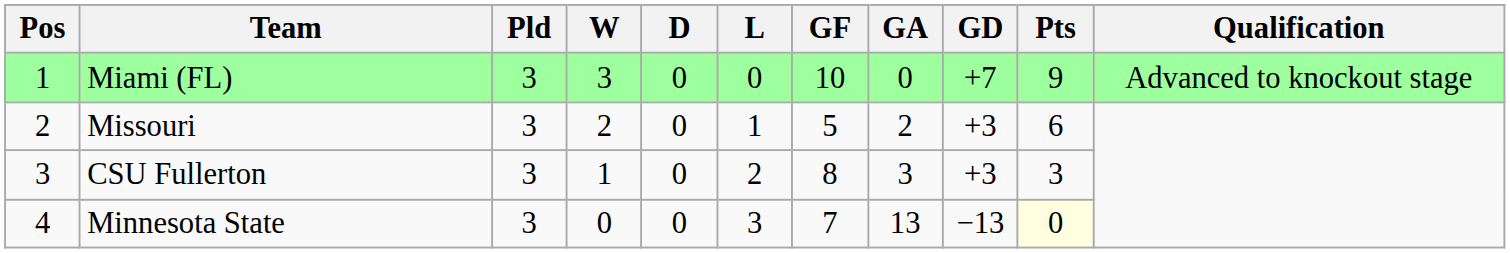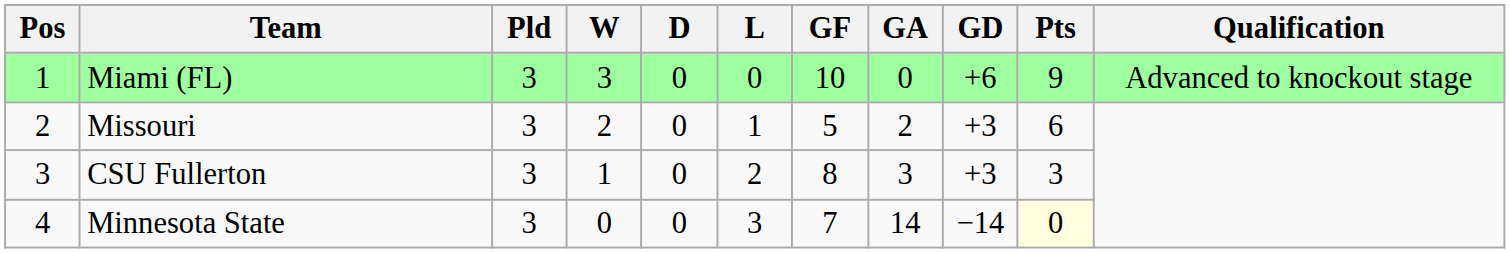(980, 77) +7 -> (980, 77) +6
(905, 222) 13 -> (905, 222) 14
(980, 222) −13 -> (980, 222) −14
